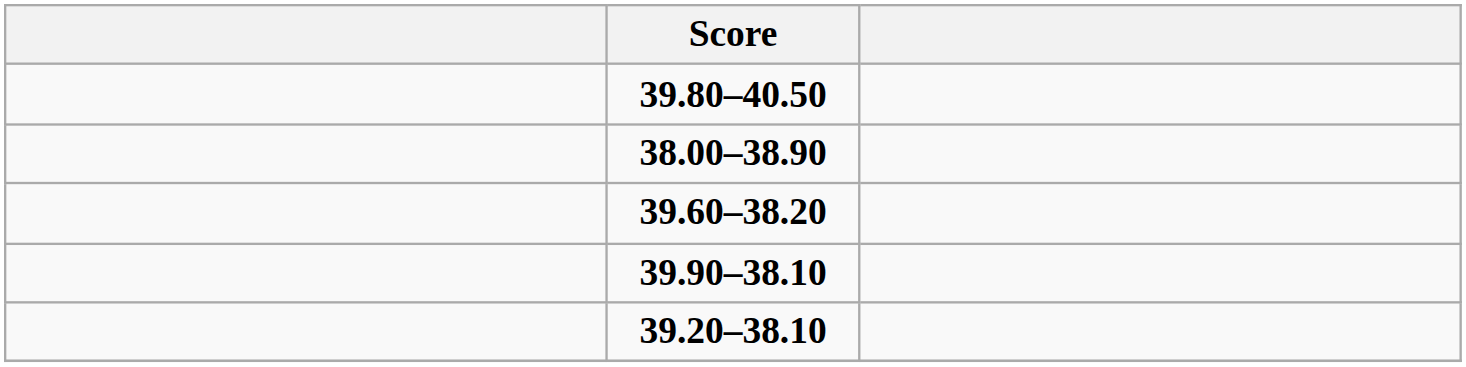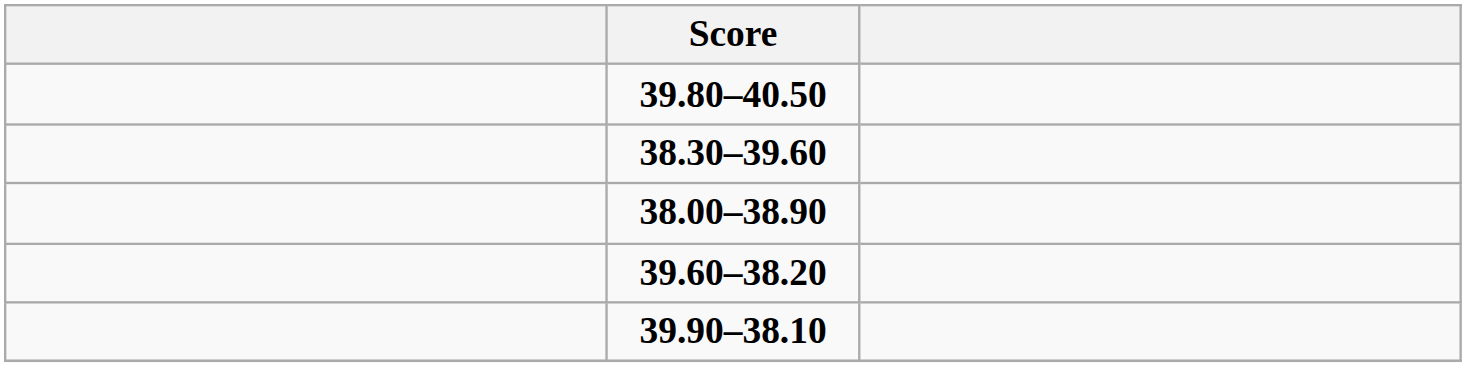+ row: (733, 152)
- row: (733, 331)
